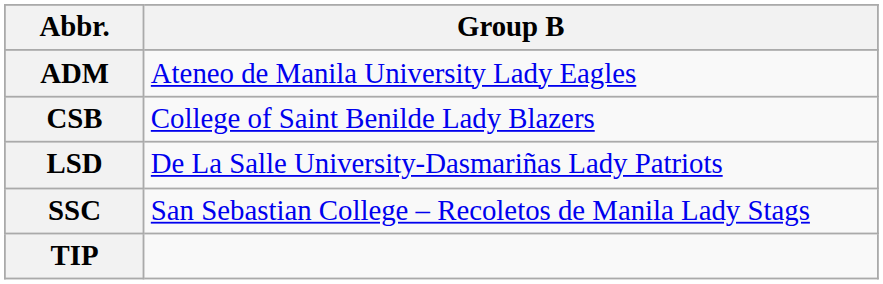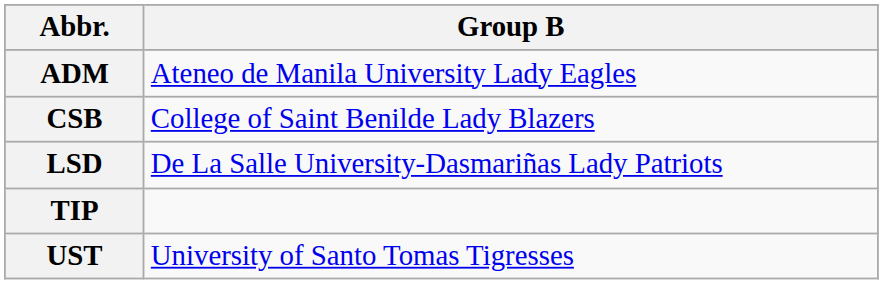- row: (75, 210)
+ row: (75, 255)
